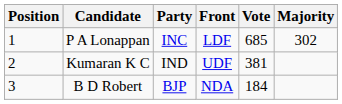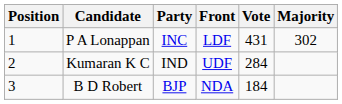(256, 39) 685 -> (256, 39) 431
(256, 63) 381 -> (256, 63) 284
